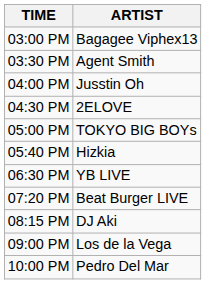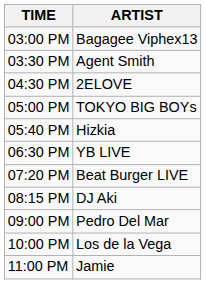- row: (39, 84)
(124, 244) Los de la Vega -> (122, 221) Pedro Del Mar
(122, 267) Pedro Del Mar -> (124, 244) Los de la Vega
+ row: (38, 267)
